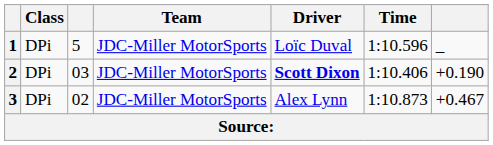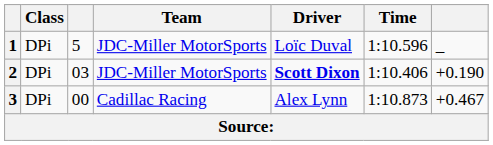(80, 99) 02 -> (80, 99) 00
(182, 99) JDC-Miller MotorSports -> (152, 99) Cadillac Racing
